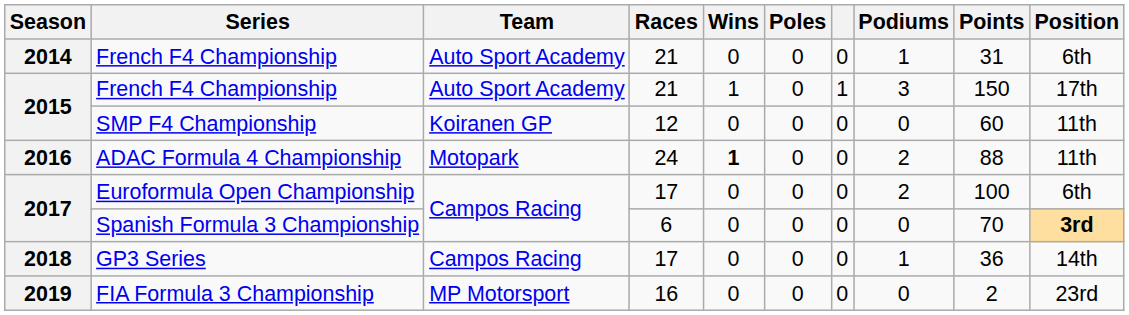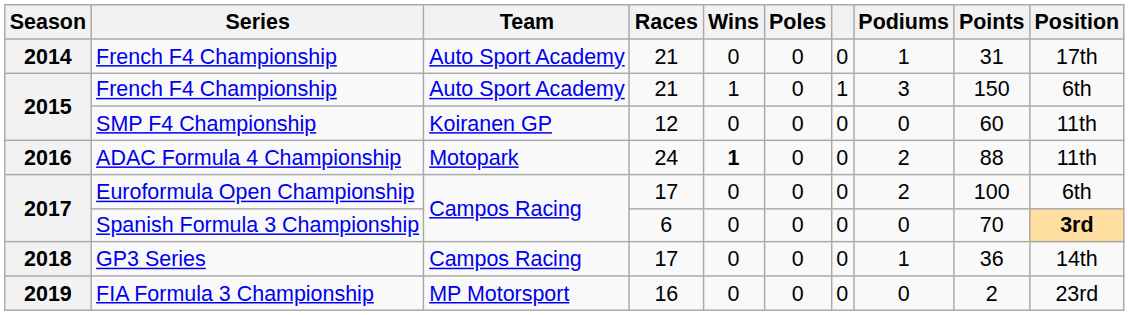(1077, 56) 6th -> (1077, 56) 17th
(1077, 90) 17th -> (1077, 90) 6th
